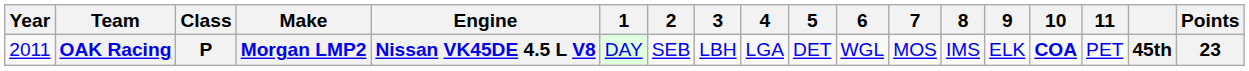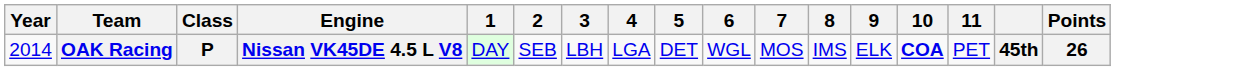- column: (304, 19)
(30, 50) 2011 -> (31, 50) 2014
(1210, 50) 23 -> (1077, 50) 26
